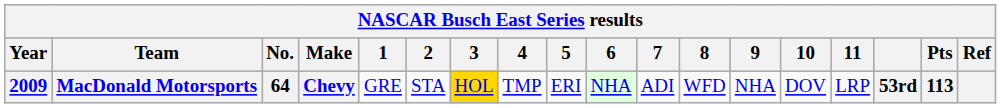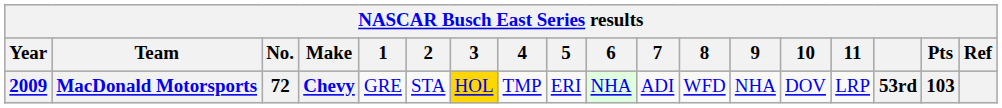(280, 86) 64 -> (280, 86) 72
(940, 86) 113 -> (940, 86) 103
